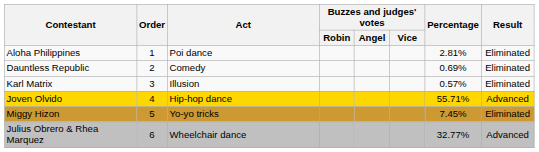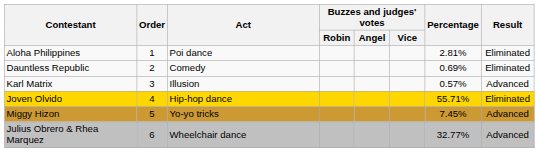(508, 83) Eliminated -> (508, 83) Advanced
(508, 99) Advanced -> (508, 99) Eliminated
(508, 114) Eliminated -> (508, 114) Advanced
